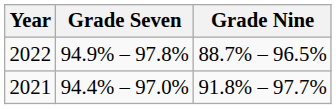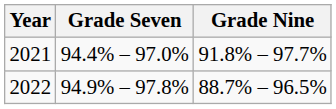rows swapped: (30, 86) <-> (30, 53)
